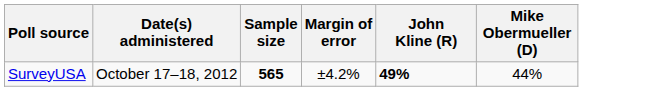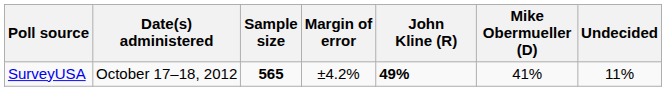+ column: (620, 33)
(527, 74) 44% -> (527, 74) 41%
